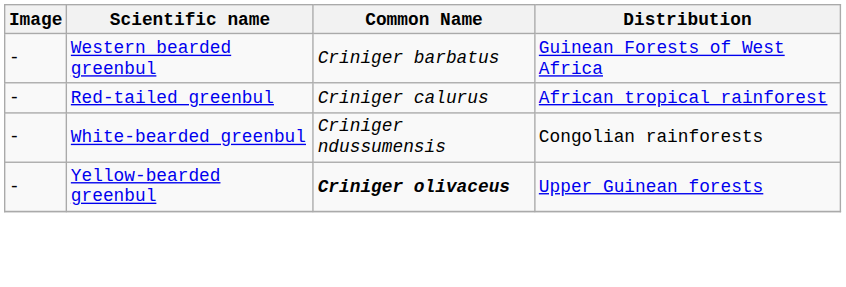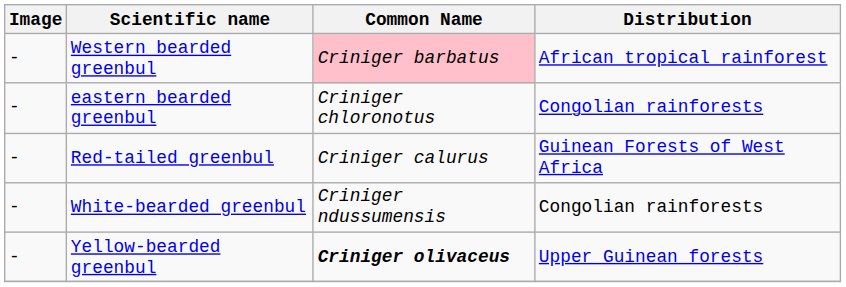(408, 59) no background -> (408, 59) pink background
(662, 59) Guinean Forests of West Africa -> (683, 59) African tropical rainforest
+ row: (151, 108)
(683, 98) African tropical rainforest -> (662, 158) Guinean Forests of West Africa
